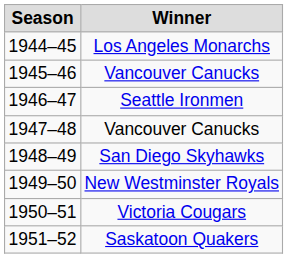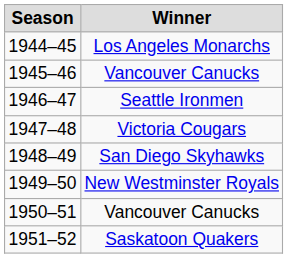(182, 128) Vancouver Canucks -> (182, 128) Victoria Cougars
(182, 211) Victoria Cougars -> (182, 211) Vancouver Canucks
